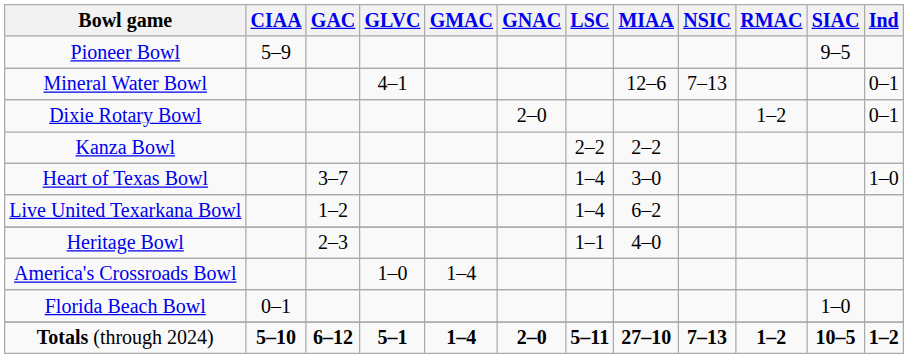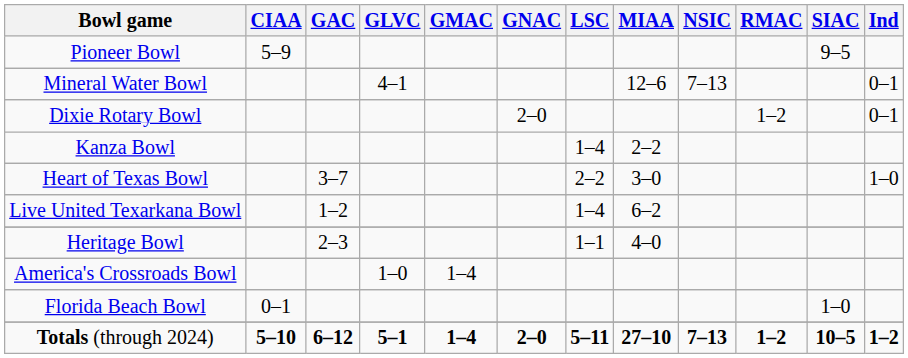(590, 147) 2–2 -> (590, 147) 1–4
(590, 178) 1–4 -> (590, 178) 2–2
